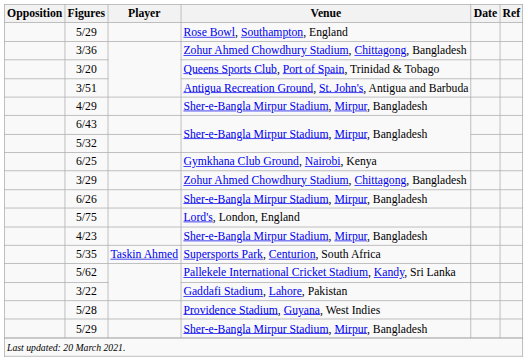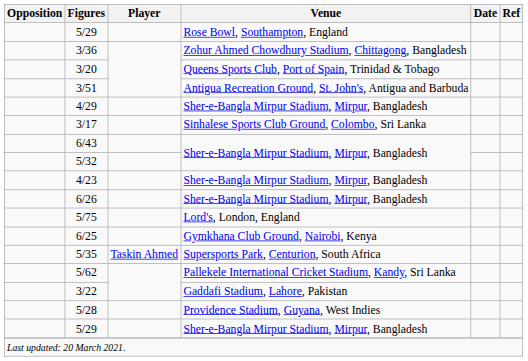+ row: (86, 124)
rows swapped: (86, 161) <-> (86, 236)
- row: (86, 180)
